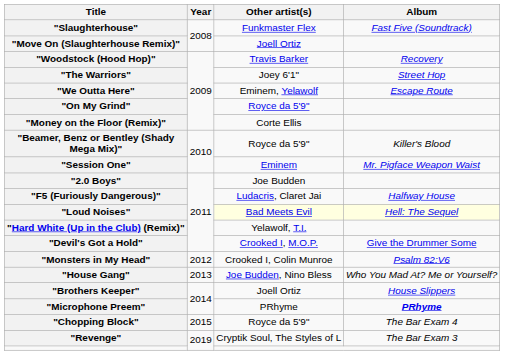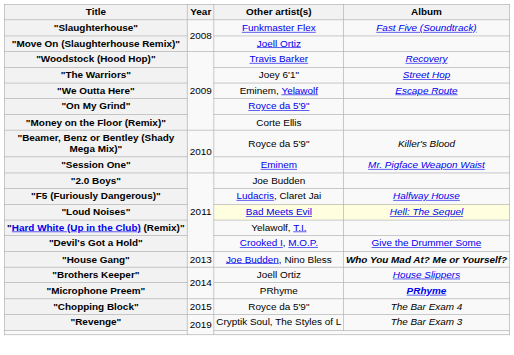- row: (96, 259)
(422, 275) normal -> (426, 259) bold
